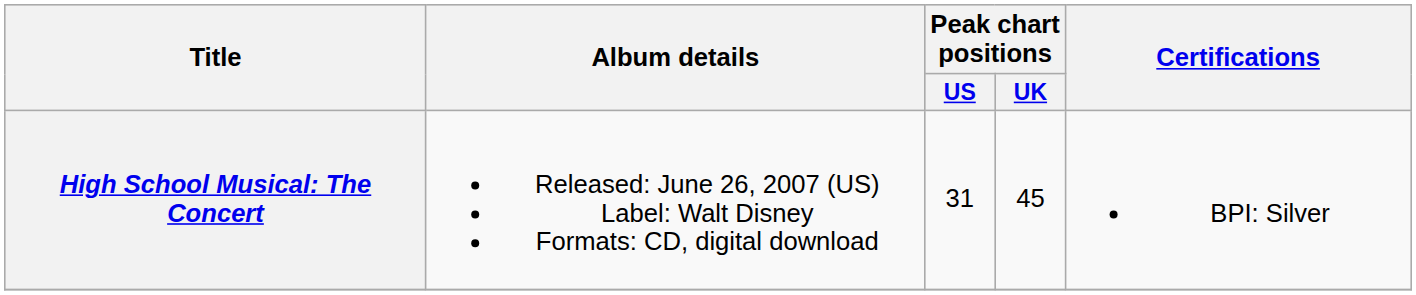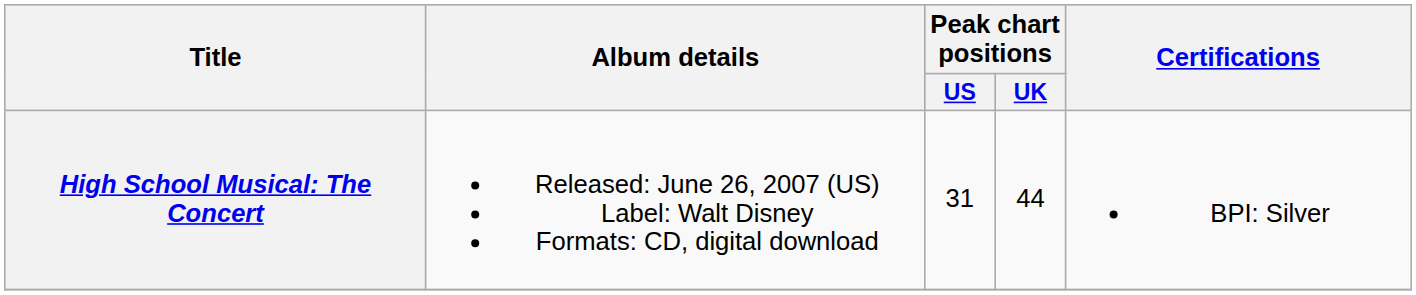(1030, 199) 45 -> (1030, 199) 44
